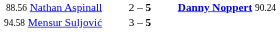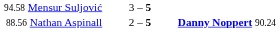rows swapped: (53, 22) <-> (54, 7)
